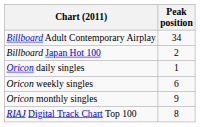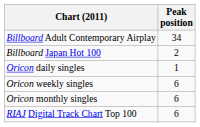(176, 99) 9 -> (176, 99) 6
(176, 114) 8 -> (176, 114) 6
